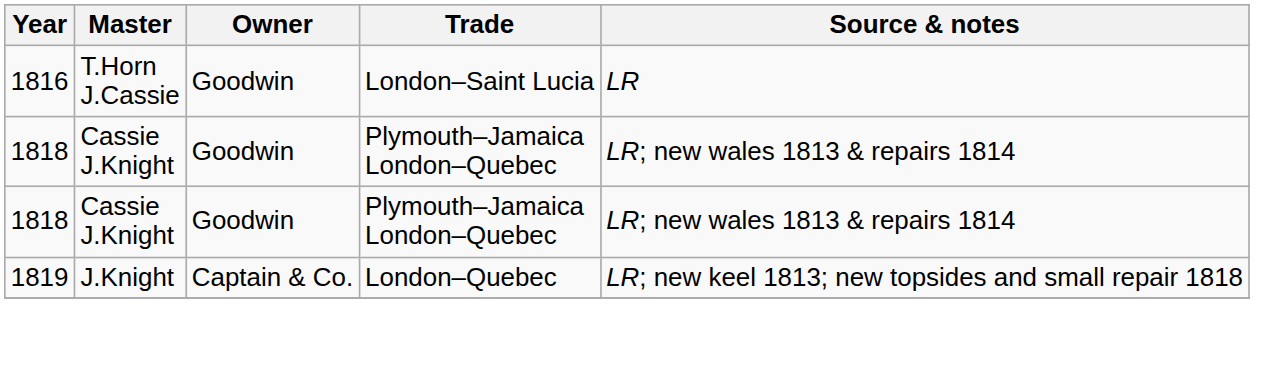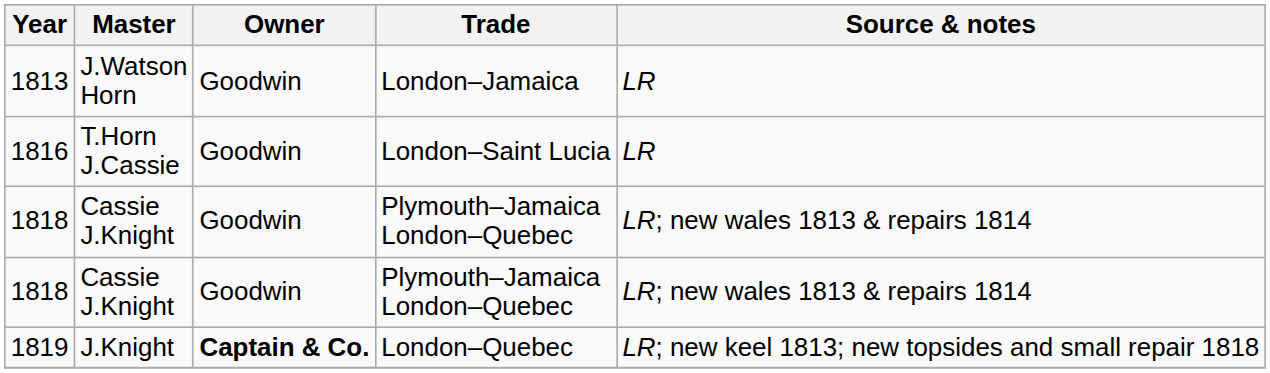+ row: (40, 80)
(272, 276) normal -> (284, 347) bold
